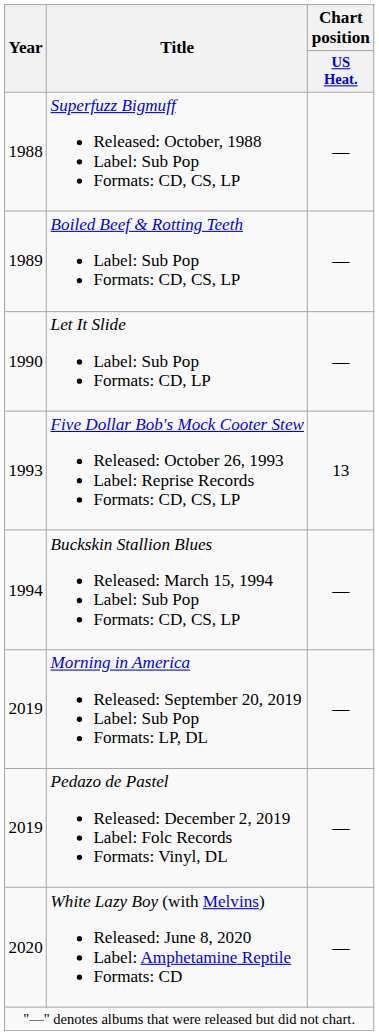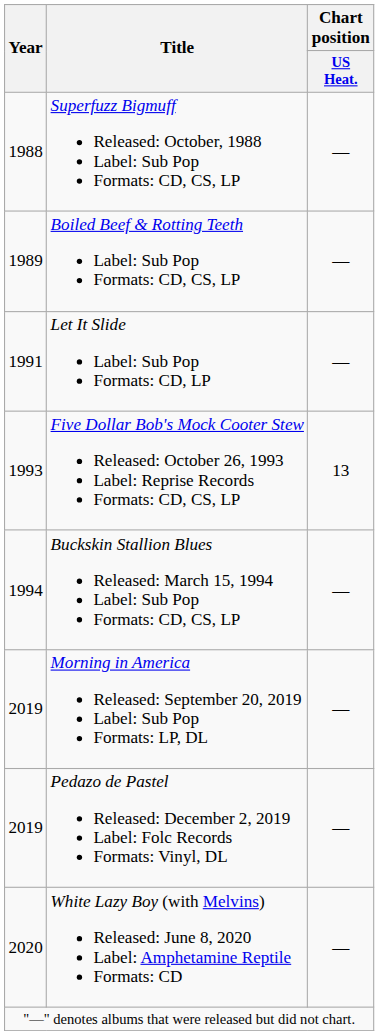(26, 361) 1990 -> (26, 361) 1991
